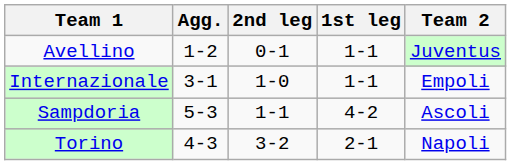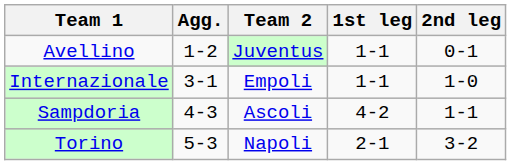columns swapped: (455, 20) <-> (272, 20)
(201, 113) 5-3 -> (201, 113) 4-3
(201, 144) 4-3 -> (201, 144) 5-3
